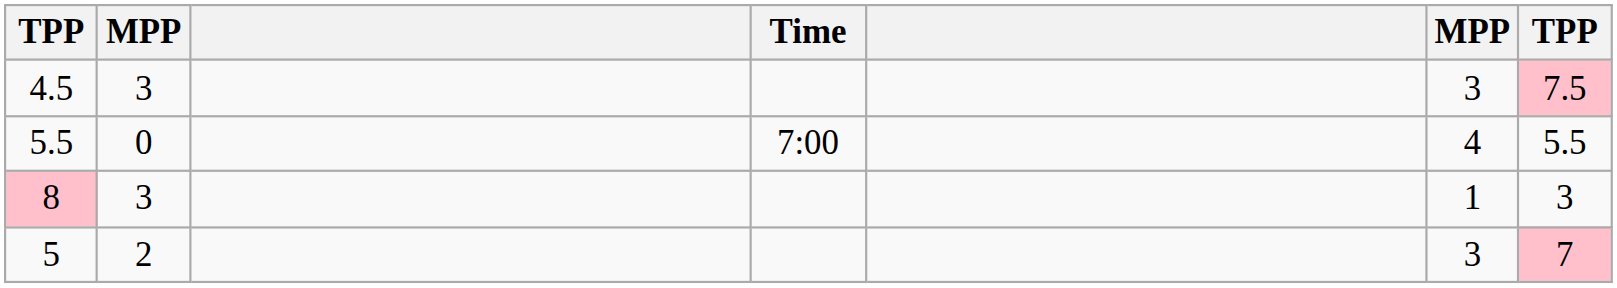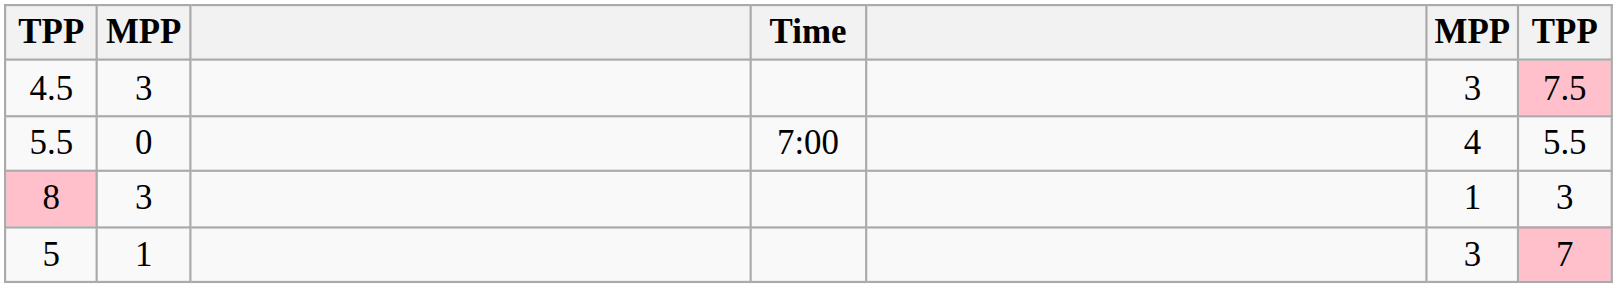(144, 253) 2 -> (144, 253) 1
